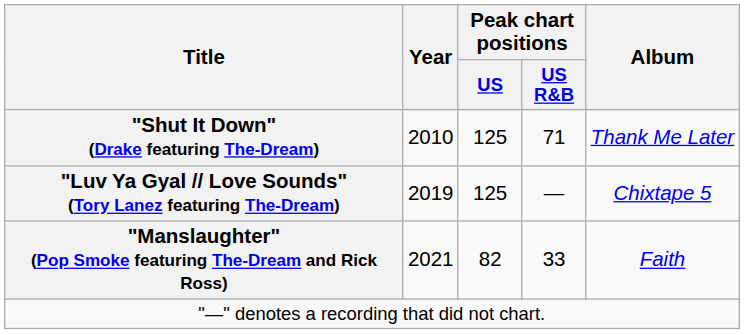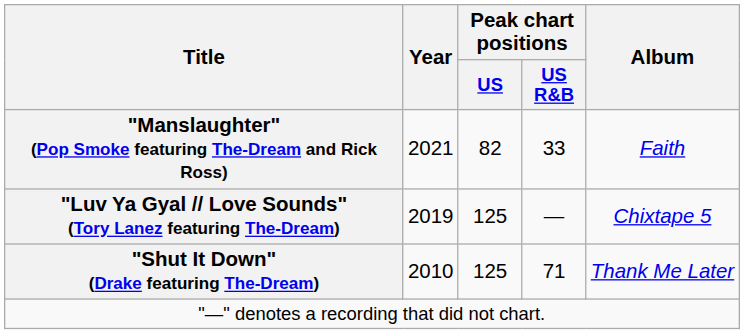rows swapped: (204, 137) <-> (204, 259)
